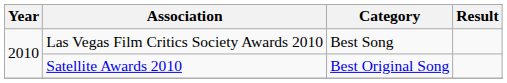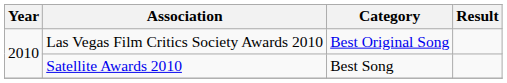(362, 41) Best Song -> (390, 41) Best Original Song
(390, 66) Best Original Song -> (362, 66) Best Song
